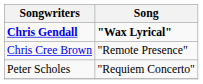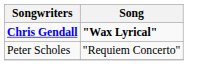- row: (50, 50)
